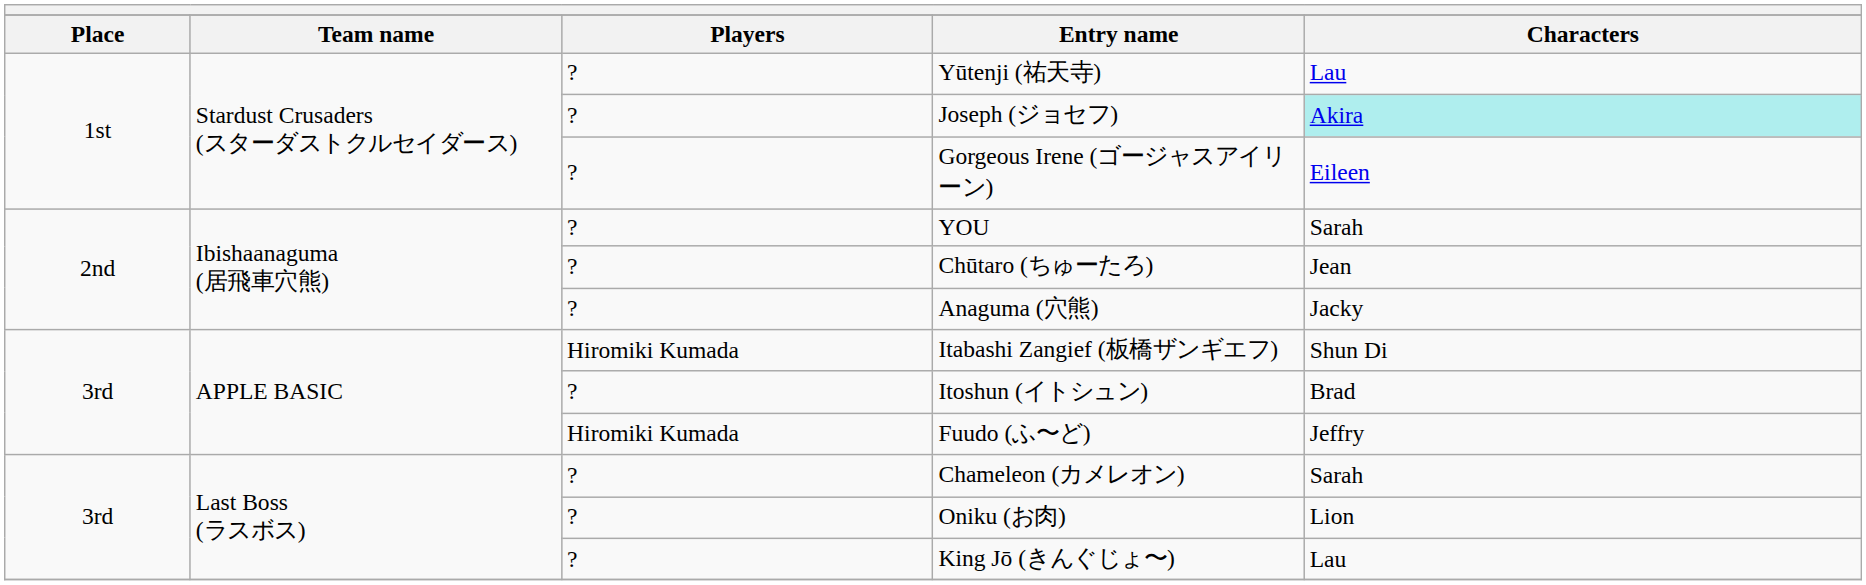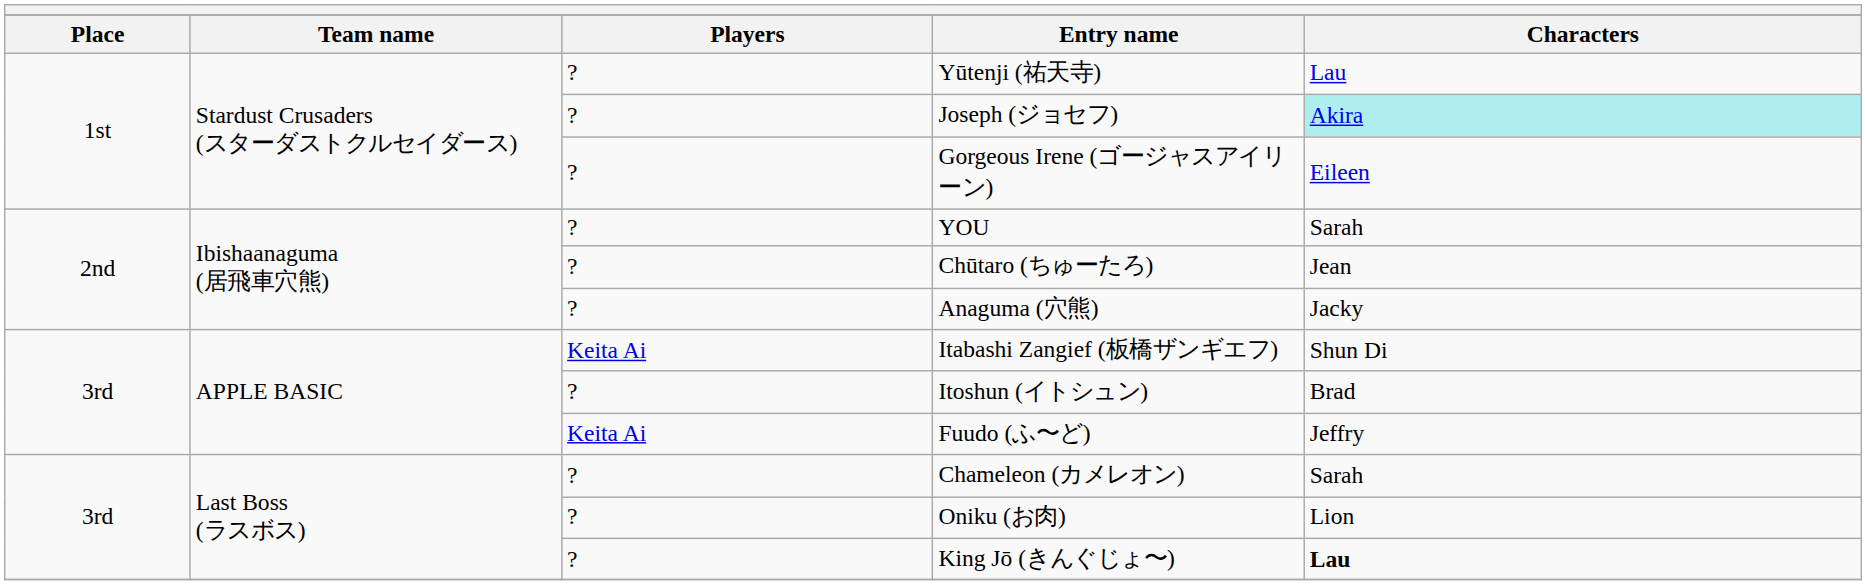(653, 350) Hiromiki Kumada -> (607, 350) Keita Ai
(653, 433) Hiromiki Kumada -> (607, 433) Keita Ai
(1328, 558) normal -> (1330, 558) bold
